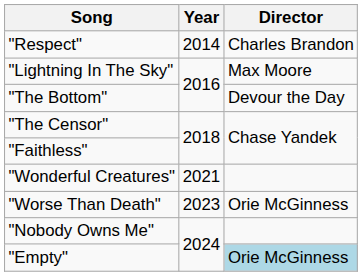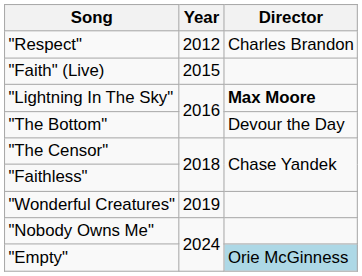(201, 44) 2014 -> (201, 44) 2012
+ row: (56, 71)
(270, 71) normal -> (272, 97) bold
(201, 177) 2021 -> (201, 204) 2019
- row: (85, 204)
